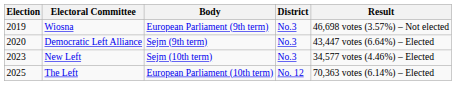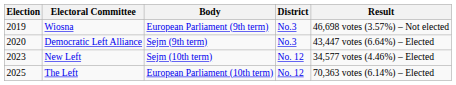(287, 57) No.3 -> (291, 57) No. 12
